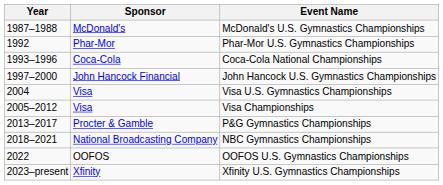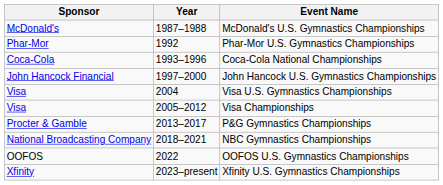columns swapped: (37, 12) <-> (145, 12)
